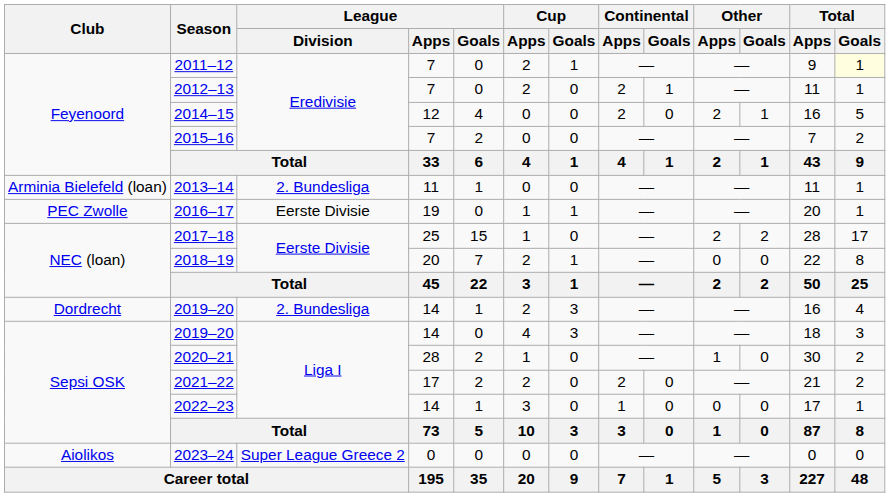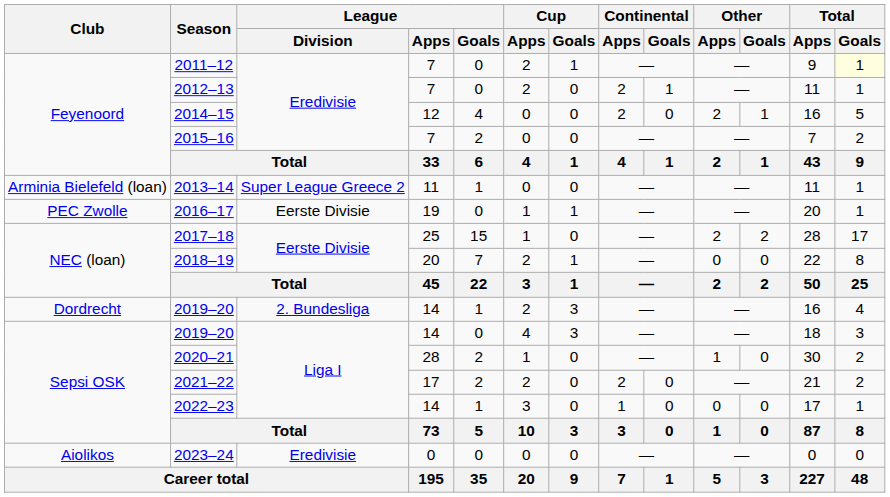(323, 187) 2. Bundesliga -> (323, 187) Super League Greece 2
(323, 455) Super League Greece 2 -> (323, 455) Eredivisie
